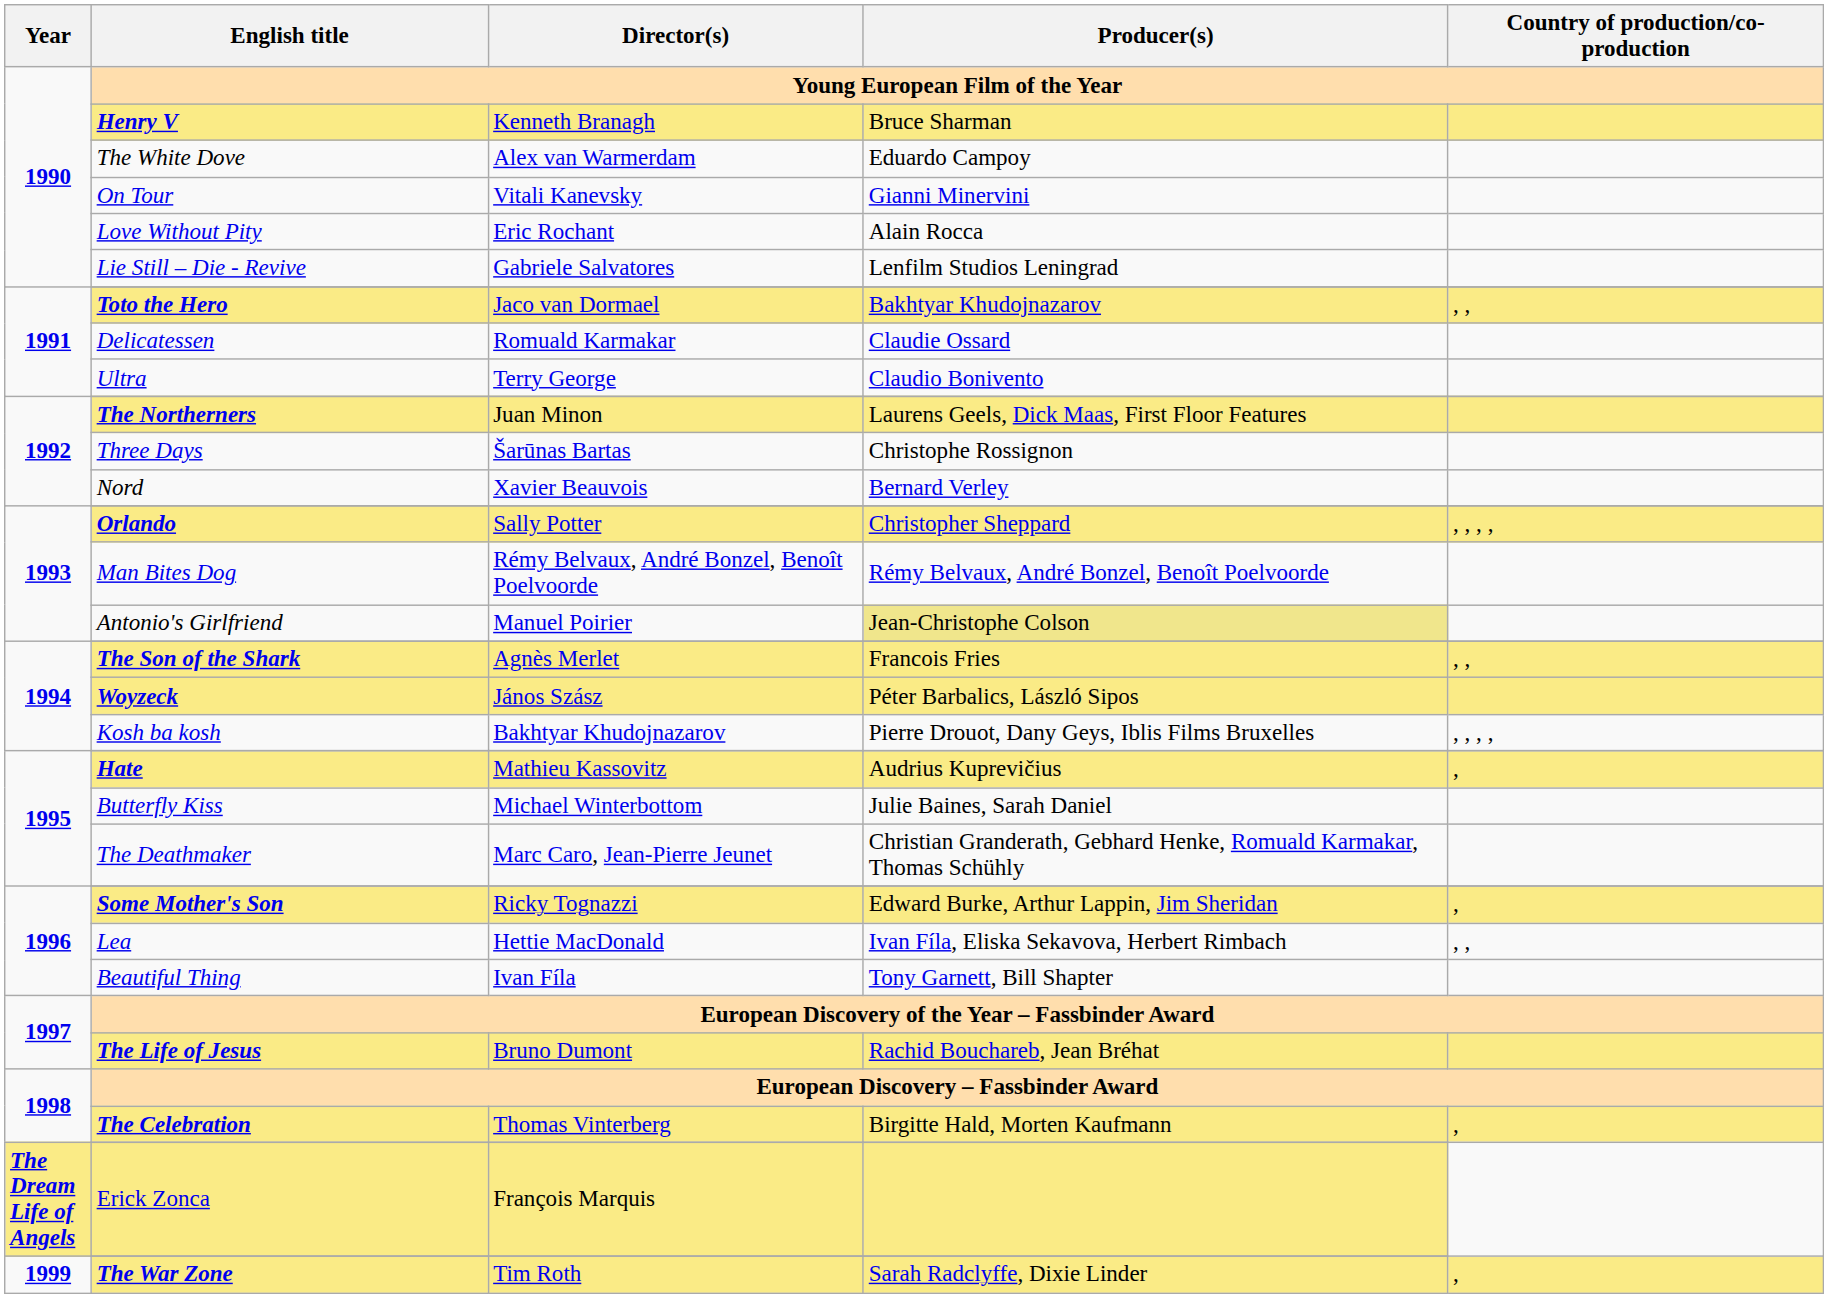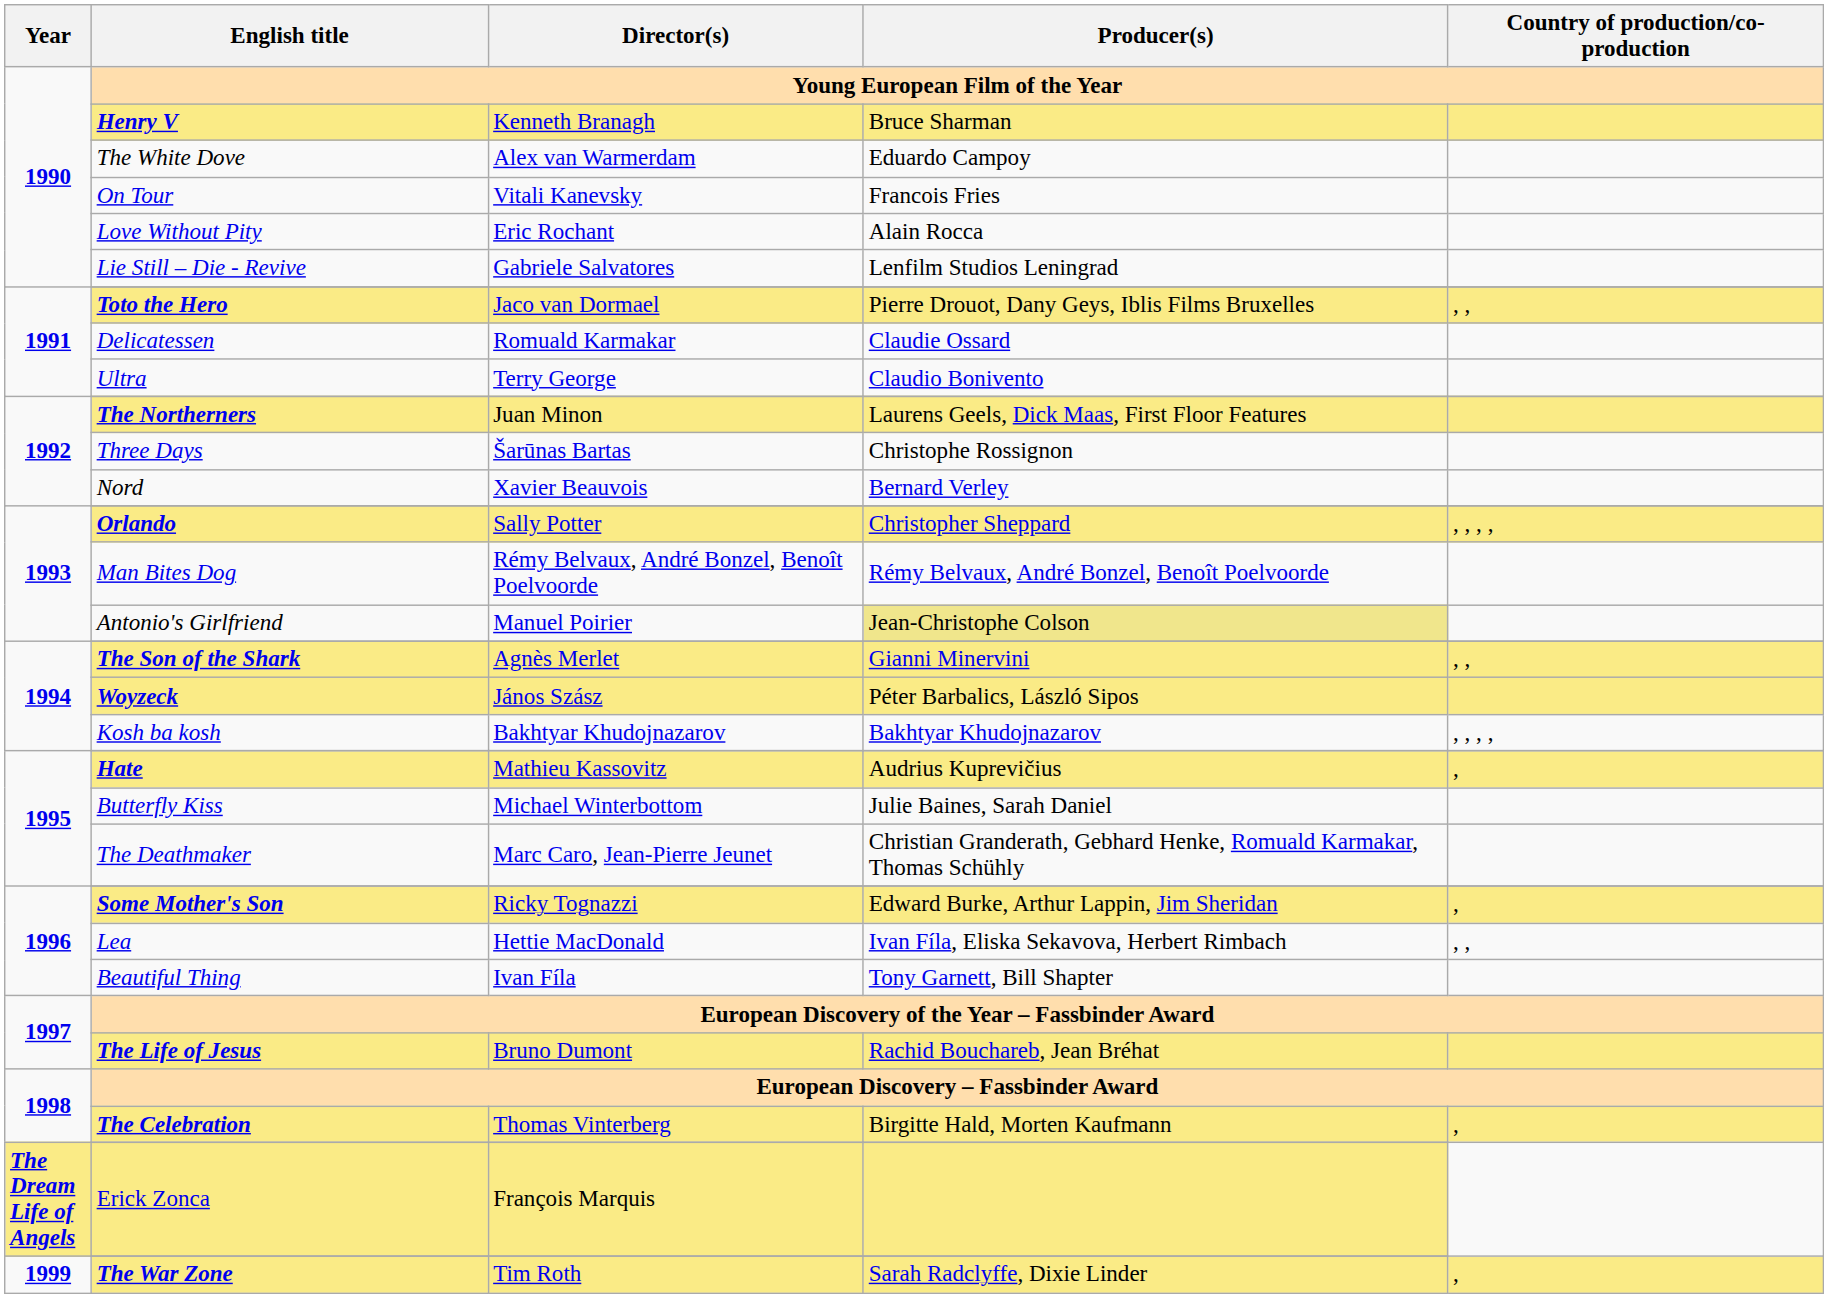(949, 194) Gianni Minervini -> (934, 194) Francois Fries
(985, 304) Bakhtyar Khudojnazarov -> (1091, 304) Pierre Drouot, Dany Geys, Iblis Films Bruxelles
(934, 659) Francois Fries -> (949, 659) Gianni Minervini
(1091, 732) Pierre Drouot, Dany Geys, Iblis Films Bruxelles -> (985, 732) Bakhtyar Khudojnazarov
